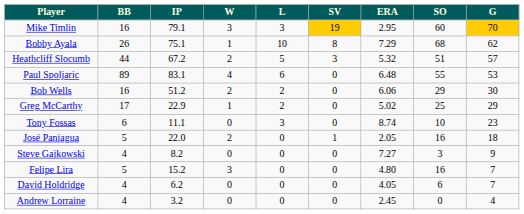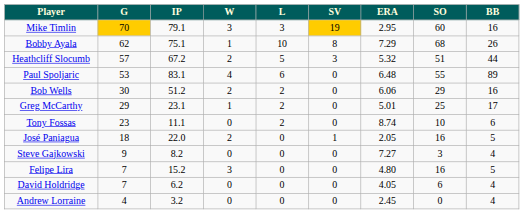columns swapped: (493, 12) <-> (124, 12)
(177, 106) 22.9 -> (177, 106) 23.1
(387, 106) 5.02 -> (387, 106) 5.01
(282, 122) 3 -> (282, 122) 2
